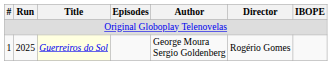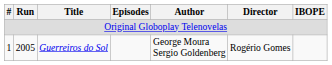(25, 47) 2025 -> (25, 47) 2005
(74, 47) lightyellow background -> (74, 47) no background
